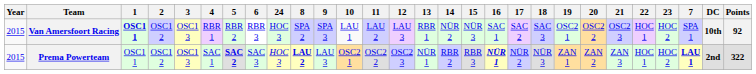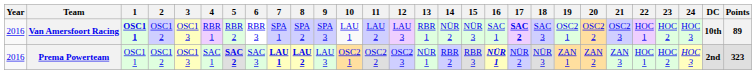columns swapped: (691, 11) <-> (279, 11)
(15, 31) 2015 -> (15, 31) 2016
(519, 31) normal -> (519, 31) bold
(738, 31) 92 -> (738, 31) 89
(15, 56) 2015 -> (15, 56) 2016
(738, 56) 322 -> (738, 56) 323
